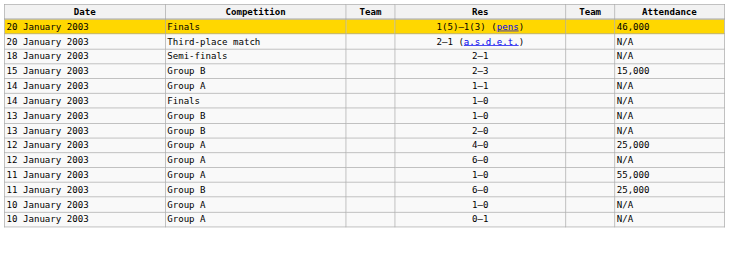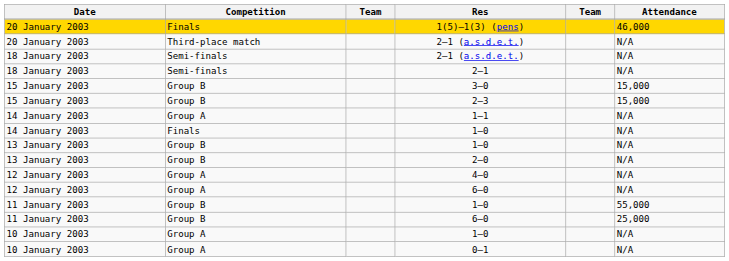+ row: (48, 56)
+ row: (48, 86)
(633, 145) 25,000 -> (625, 175) N/A
(186, 175) Group A -> (186, 205) Group B
